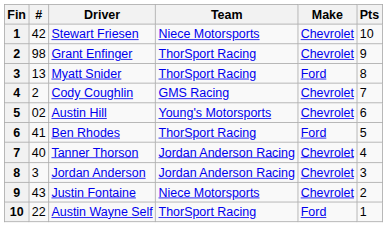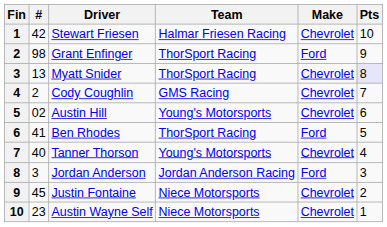(209, 34) Niece Motorsports -> (222, 34) Halmar Friesen Racing
(327, 54) Chevrolet -> (314, 54) Ford
(314, 74) Ford -> (327, 74) Chevrolet
(363, 74) no background -> (363, 74) lavender background
(227, 153) Jordan Anderson Racing -> (215, 153) Young's Motorsports
(327, 172) Chevrolet -> (314, 172) Ford
(39, 192) 43 -> (39, 192) 45
(39, 212) 22 -> (39, 212) 23
(207, 212) ThorSport Racing -> (209, 212) Niece Motorsports
(314, 212) Ford -> (327, 212) Chevrolet
